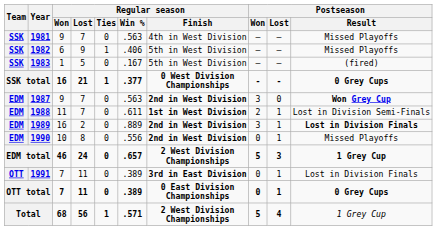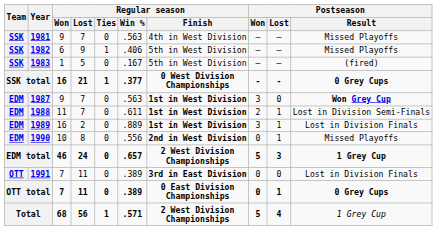(198, 99) 2nd in West Division -> (198, 99) 1st in West Division
(198, 126) 2nd in West Division -> (198, 126) 1st in West Division
(361, 126) bold -> (361, 126) normal
(279, 174) 1 -> (279, 174) 0
